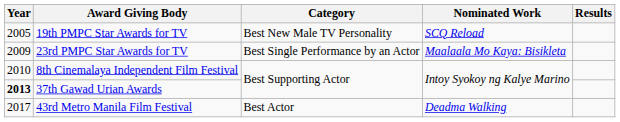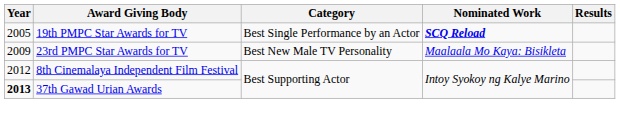(318, 32) Best New Male TV Personality -> (332, 32) Best Single Performance by an Actor
(454, 32) normal -> (455, 32) bold
(332, 51) Best Single Performance by an Actor -> (318, 51) Best New Male TV Personality
(19, 70) 2010 -> (19, 70) 2012
- row: (114, 107)
